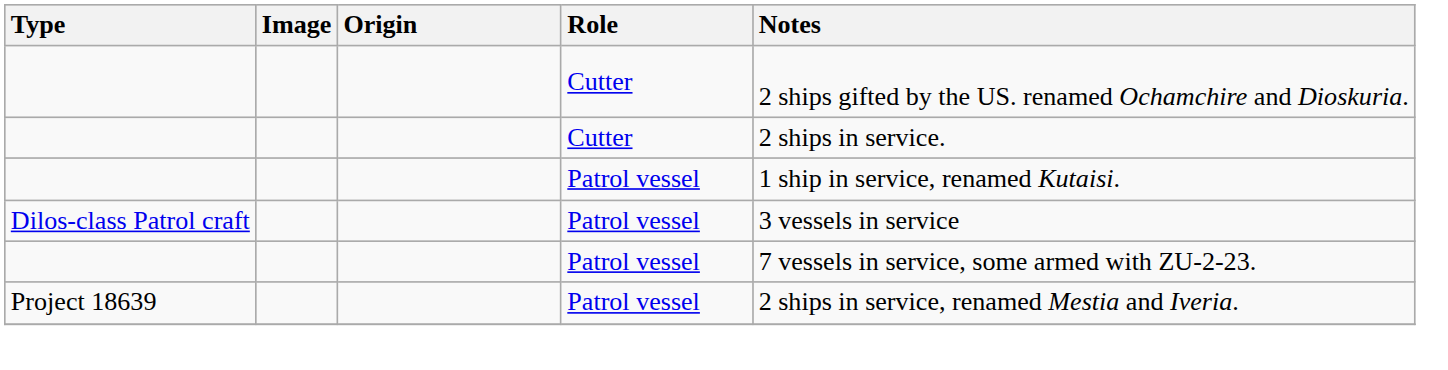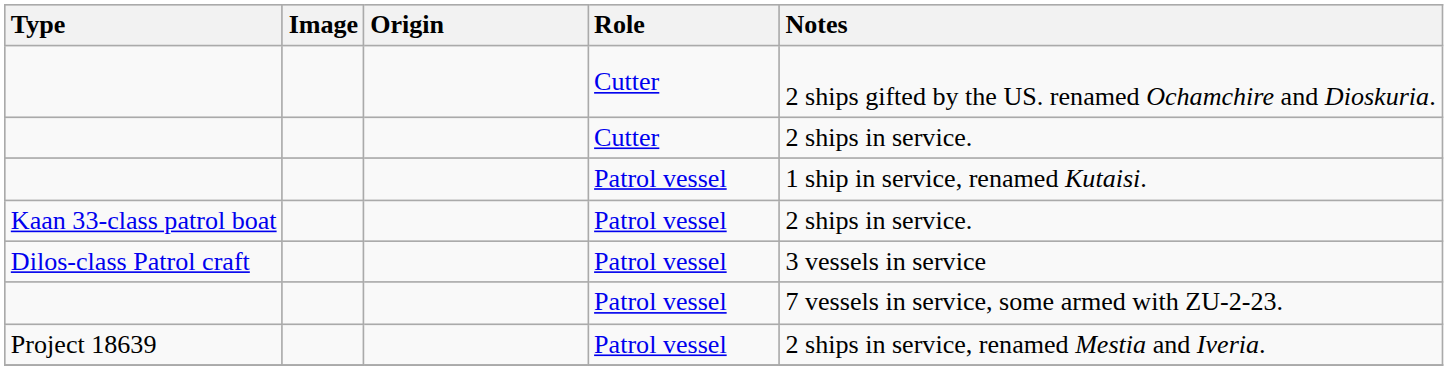+ row: (144, 219)
